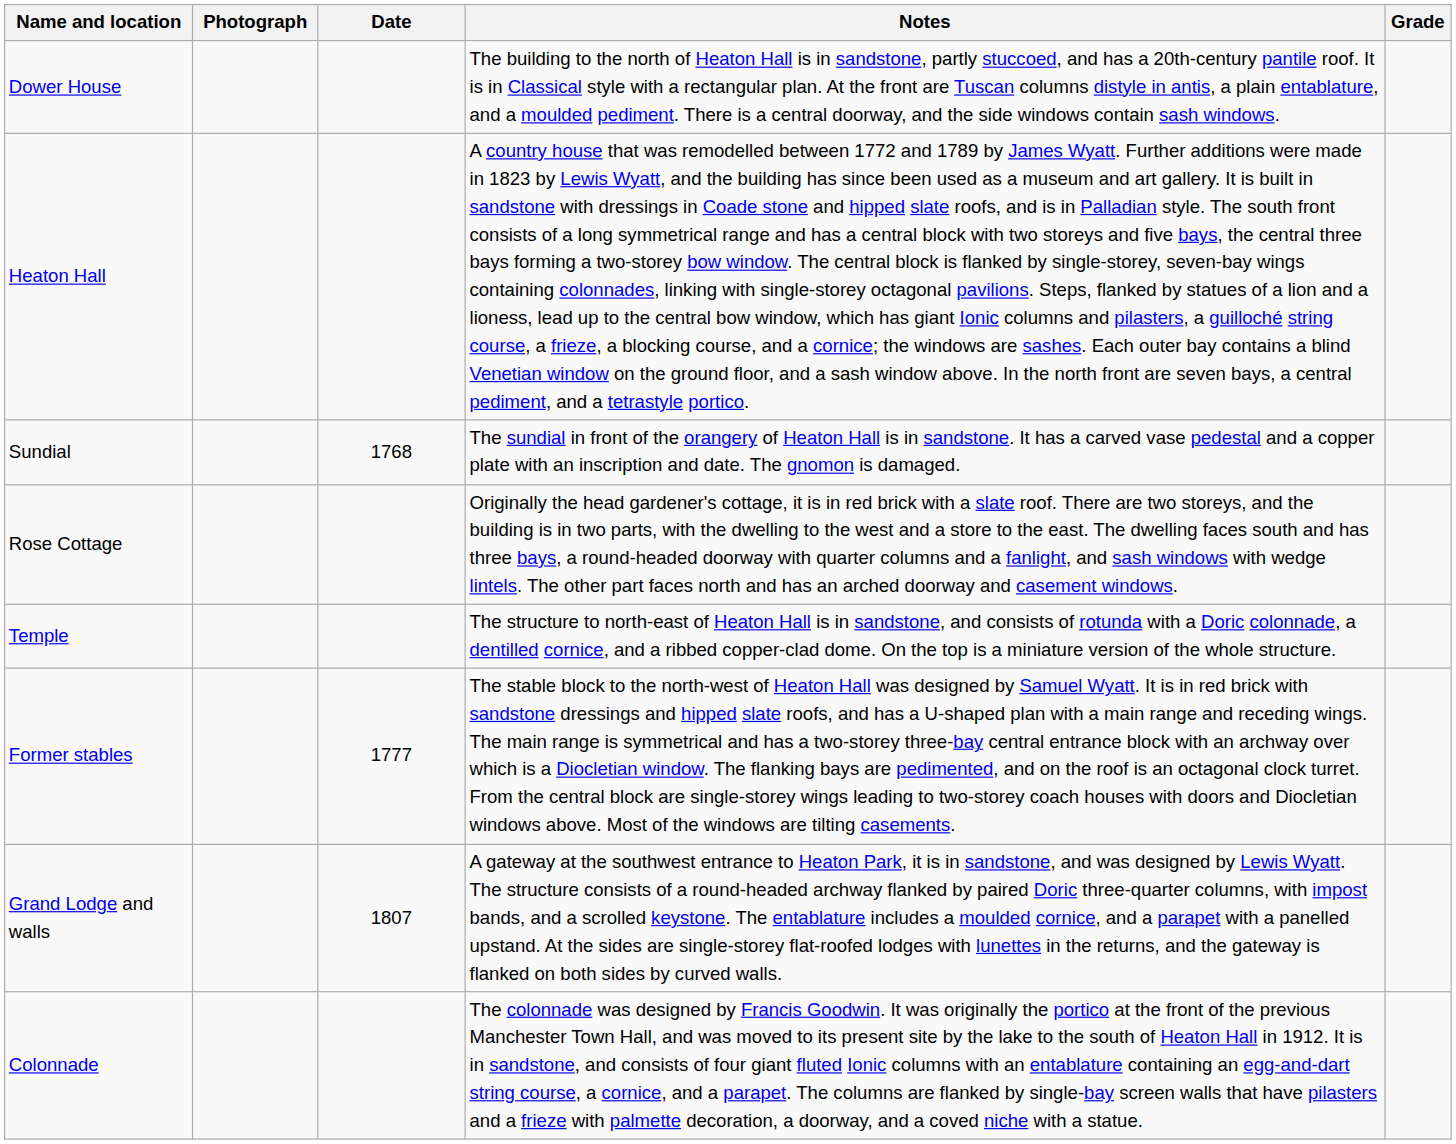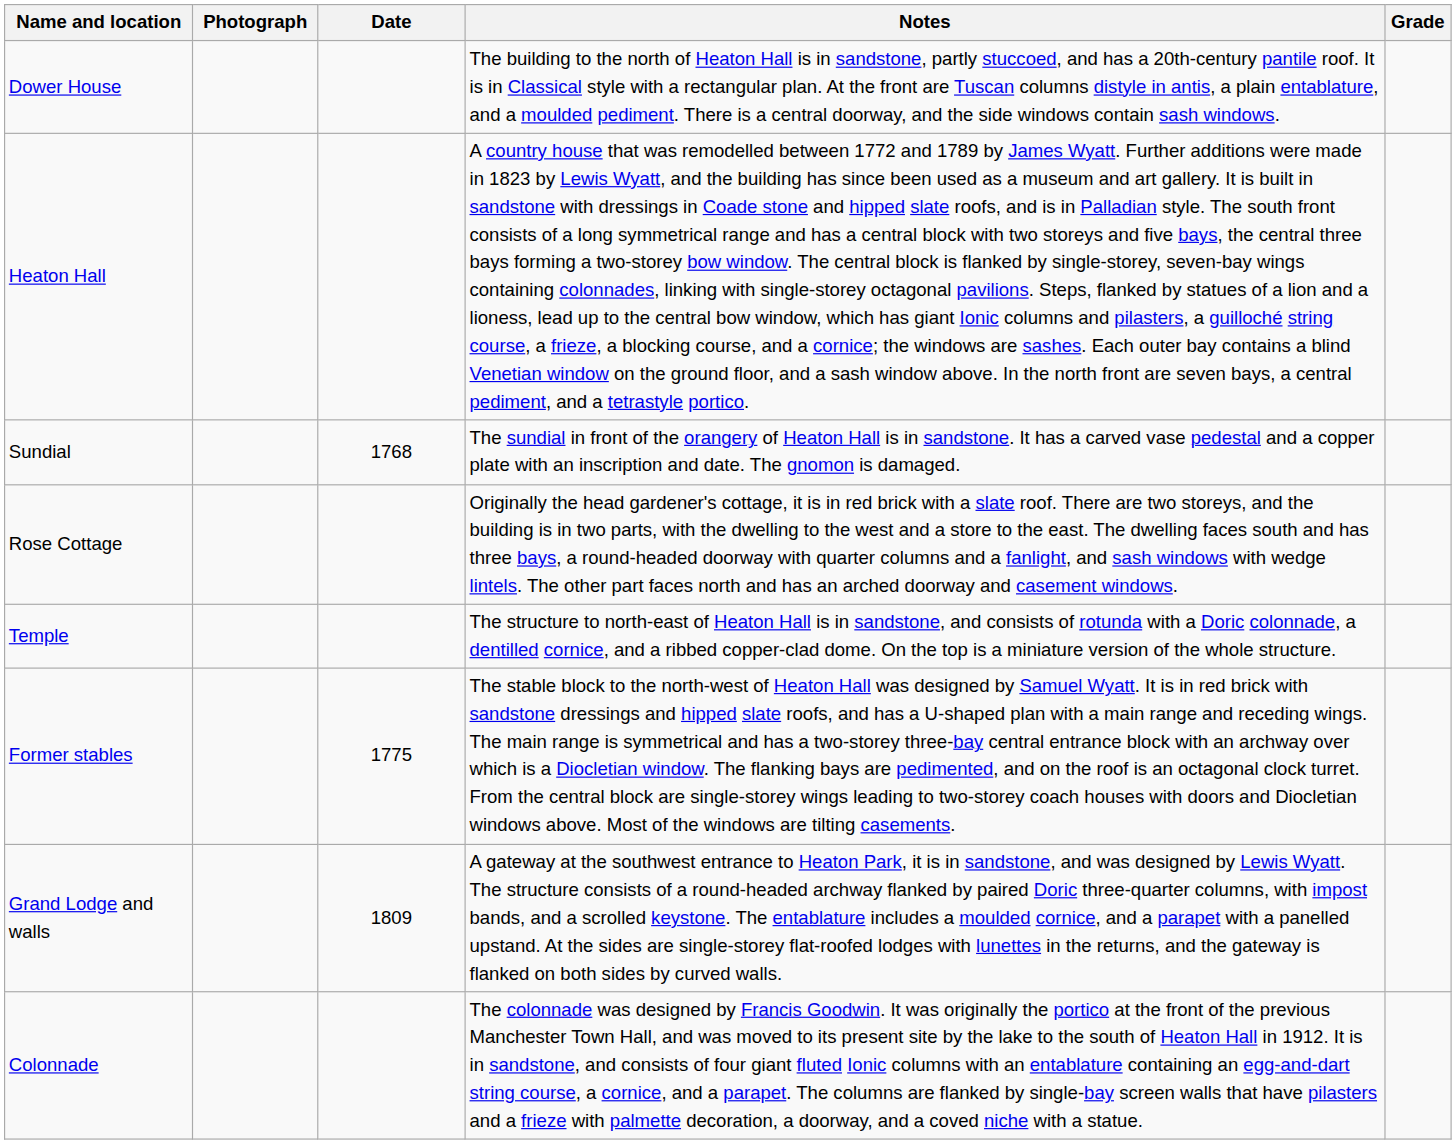(391, 756) 1777 -> (391, 756) 1775
(391, 917) 1807 -> (391, 917) 1809
